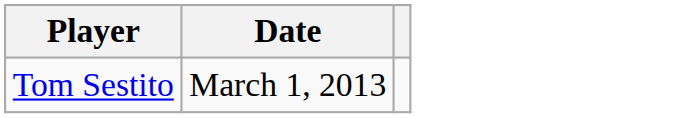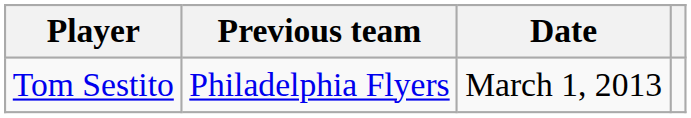+ column: (319, 31)
